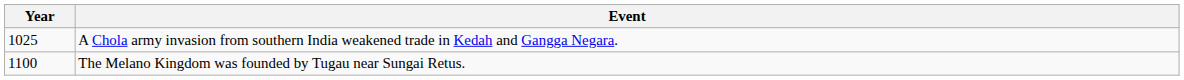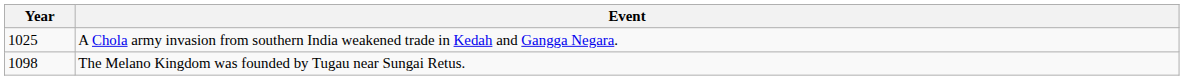(22, 63) 1100 -> (23, 63) 1098
